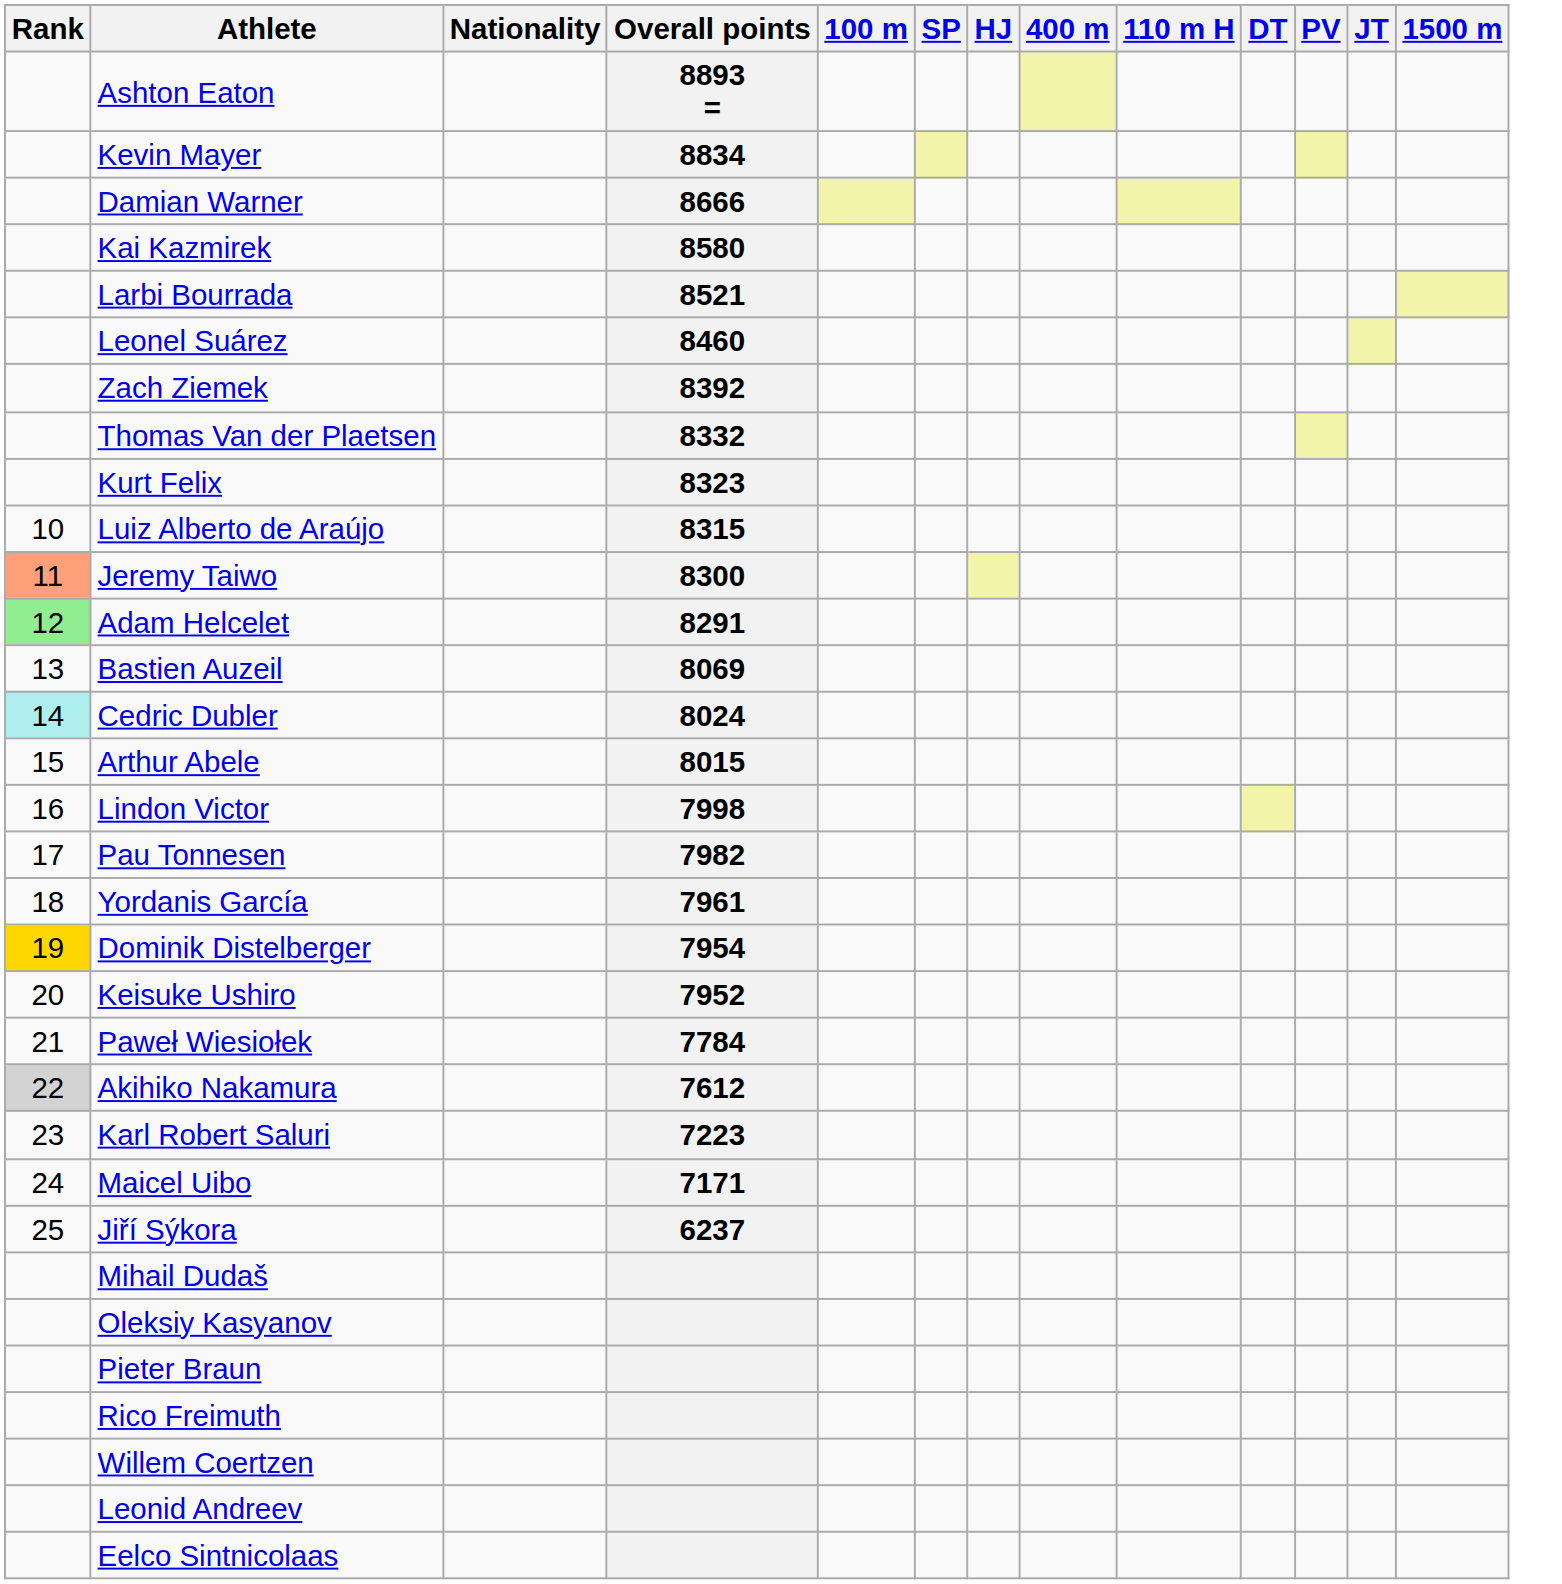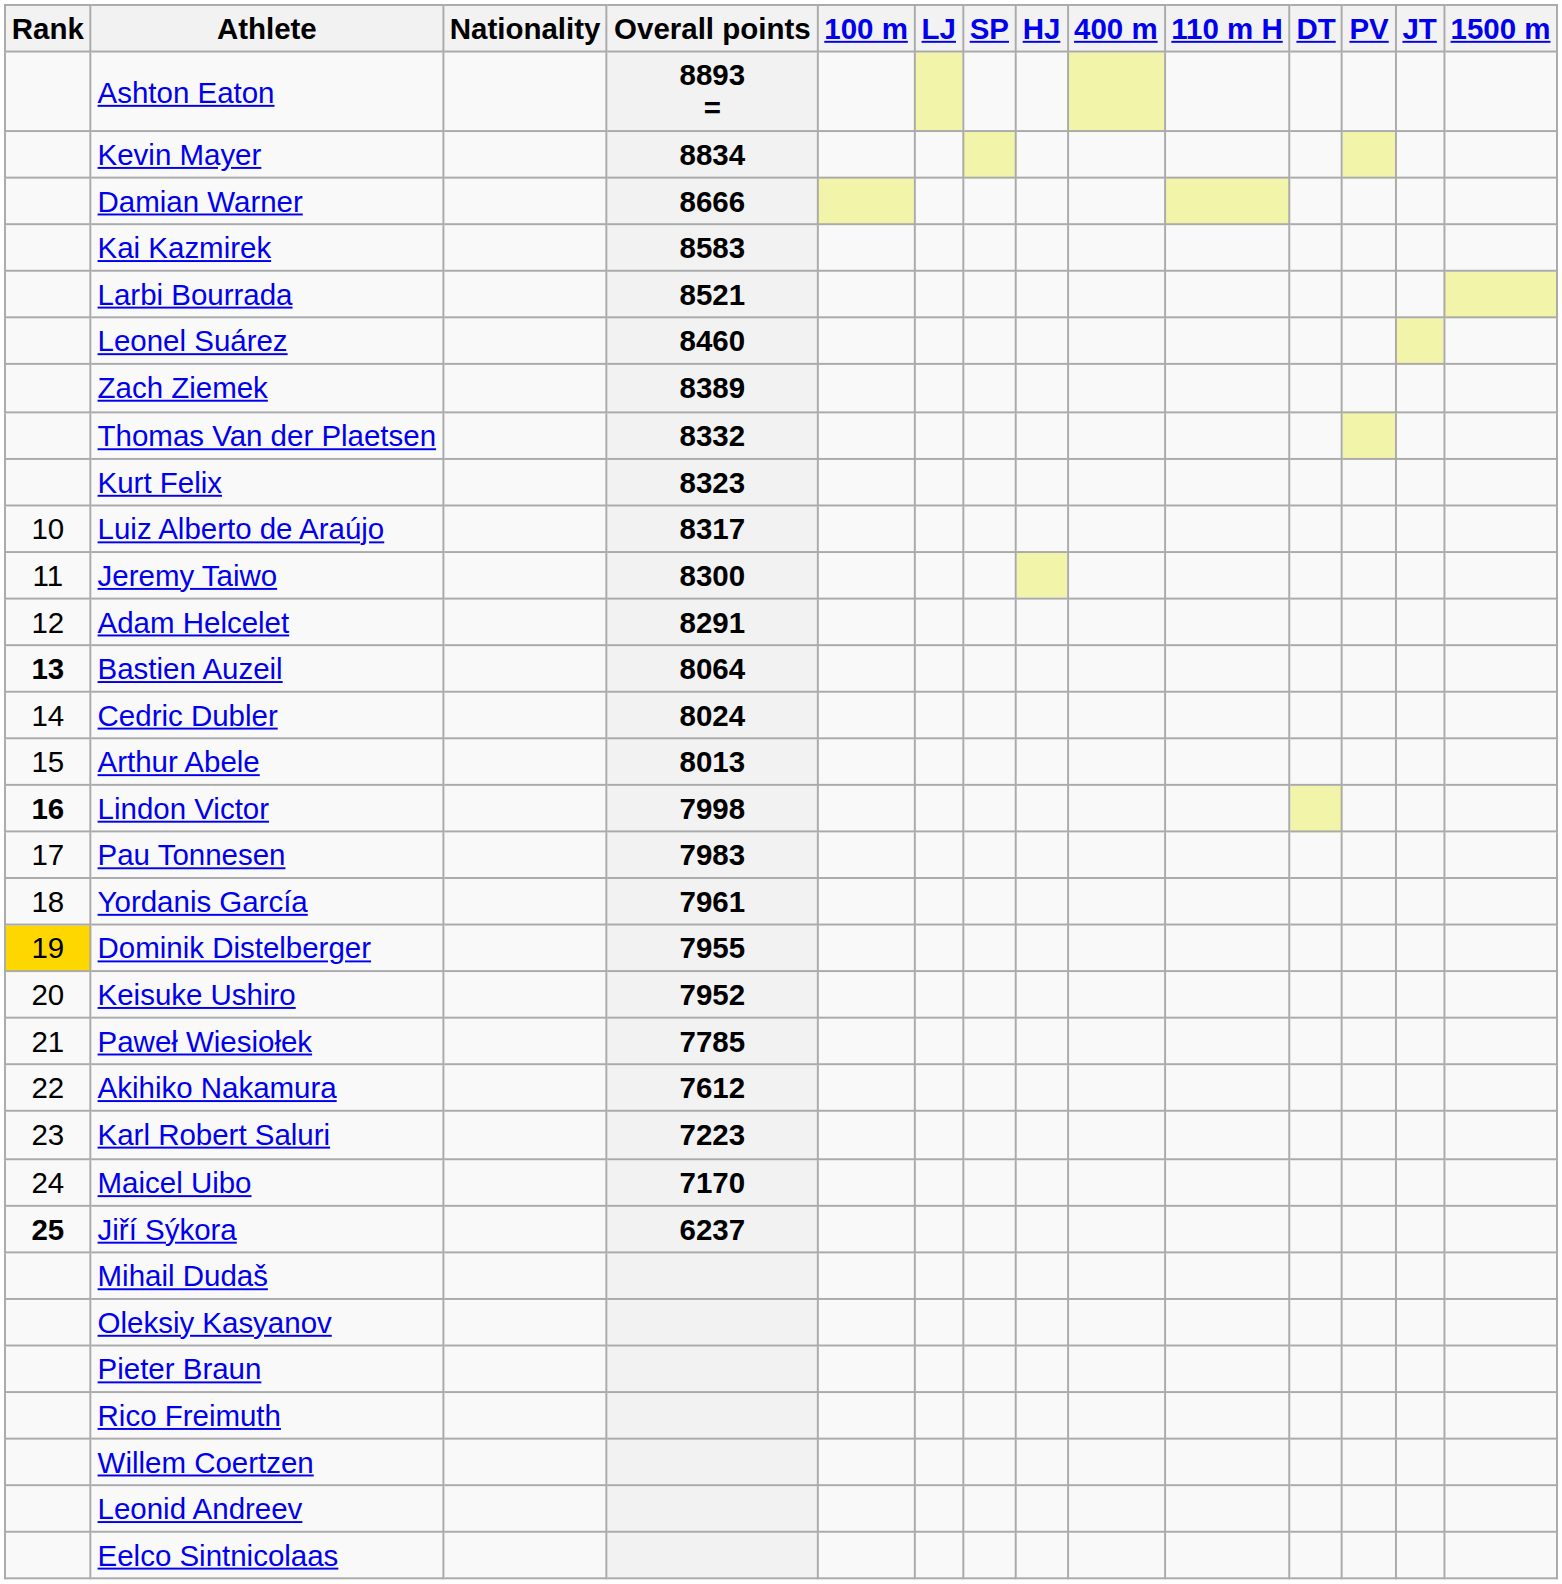+ column: (939, 28)
(712, 248) 8580 -> (712, 248) 8583
(712, 388) 8392 -> (712, 388) 8389
(712, 528) 8315 -> (712, 528) 8317
(48, 575) lightsalmon background -> (48, 575) no background
(48, 622) lightgreen background -> (48, 622) no background
(48, 668) normal -> (48, 668) bold
(712, 668) 8069 -> (712, 668) 8064
(48, 715) paleturquoise background -> (48, 715) no background
(712, 762) 8015 -> (712, 762) 8013
(48, 808) normal -> (48, 808) bold
(712, 855) 7982 -> (712, 855) 7983
(712, 948) 7954 -> (712, 948) 7955
(712, 1042) 7784 -> (712, 1042) 7785
(48, 1088) lightgrey background -> (48, 1088) no background
(712, 1182) 7171 -> (712, 1182) 7170
(48, 1229) normal -> (48, 1229) bold
